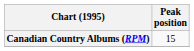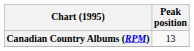(171, 38) 15 -> (171, 38) 13
